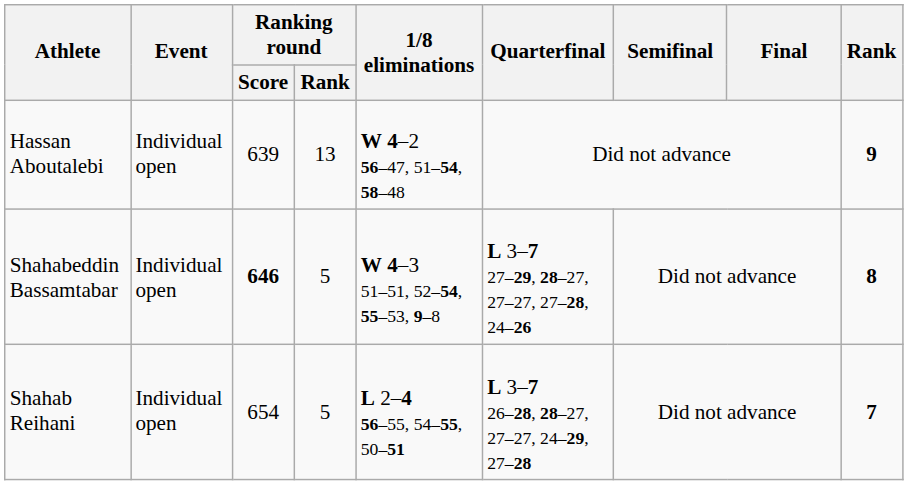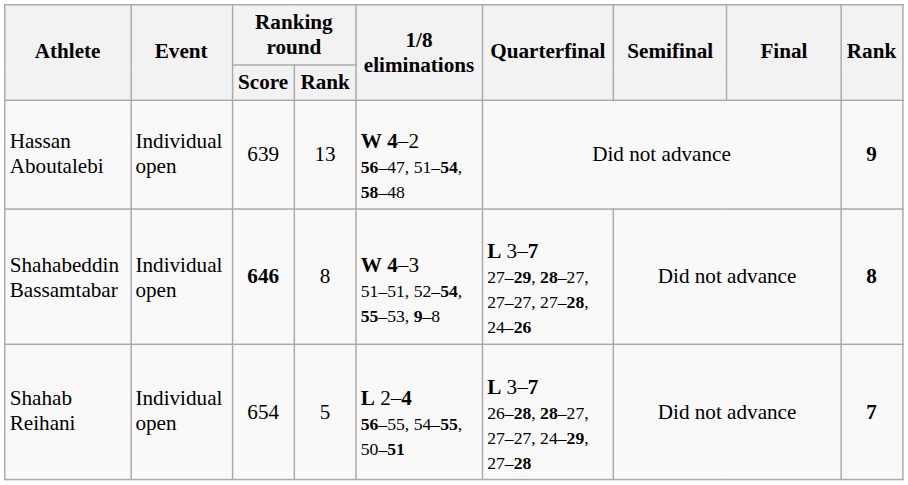(325, 277) 5 -> (325, 277) 8
